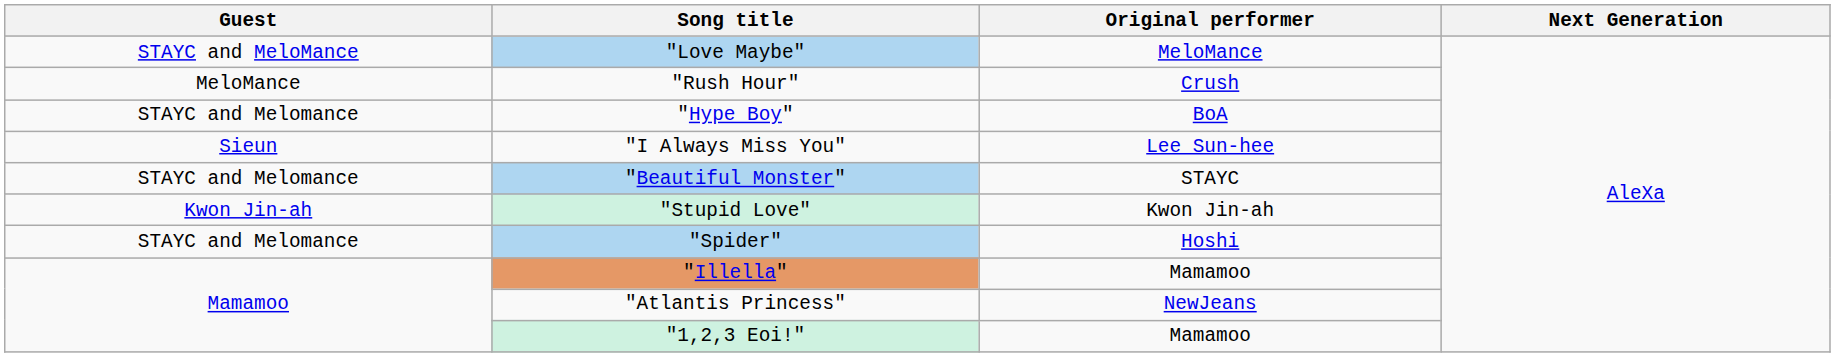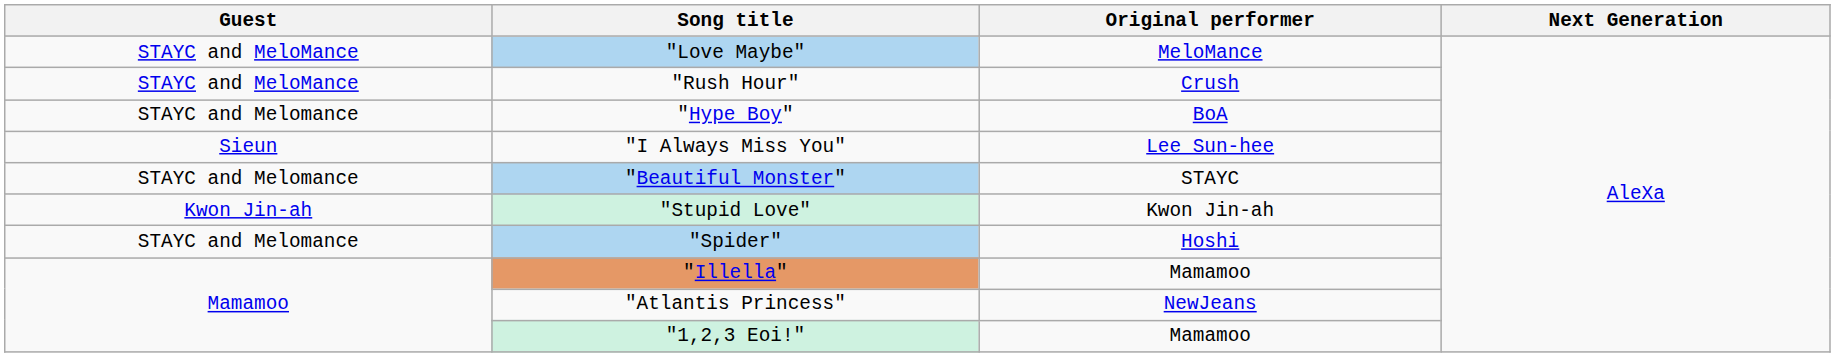(248, 84) MeloMance -> (248, 84) STAYC and MeloMance
